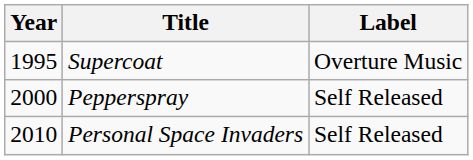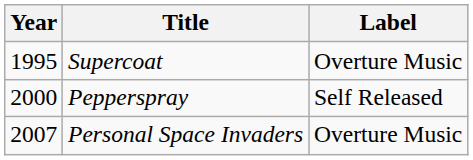(34, 135) 2010 -> (34, 135) 2007
(378, 135) Self Released -> (388, 135) Overture Music
